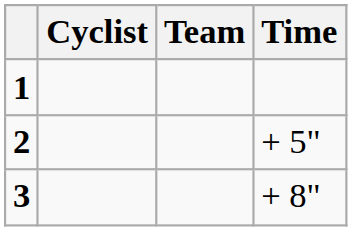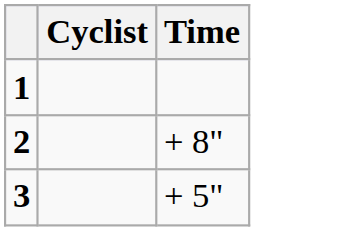- column: (205, 31)
(291, 141) + 5" -> (194, 141) + 8"
(291, 196) + 8" -> (194, 196) + 5"
